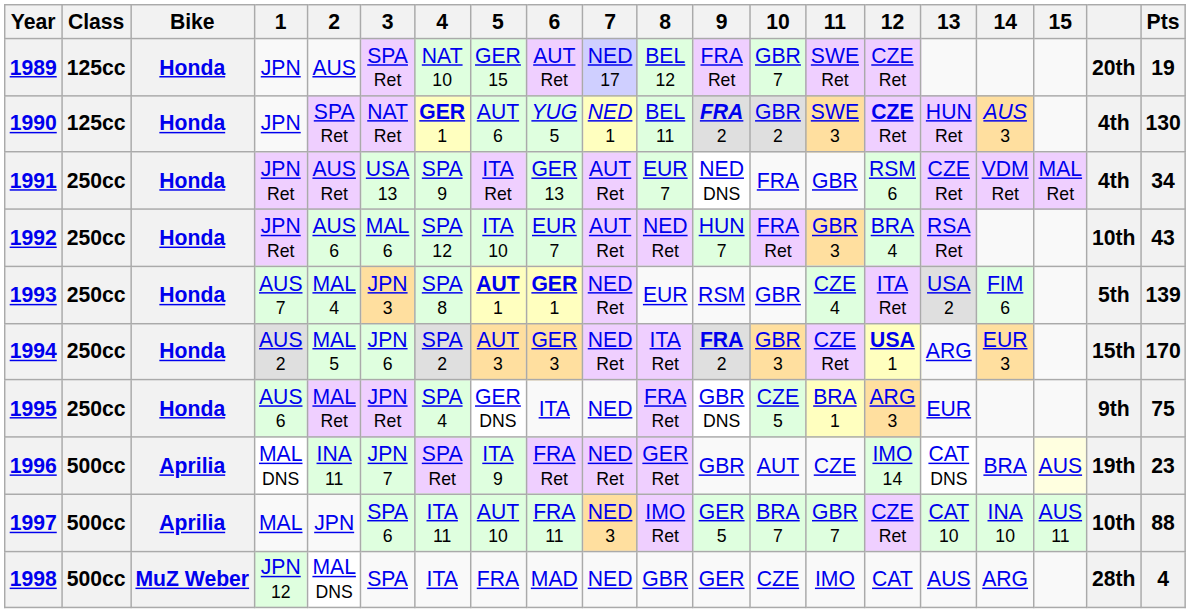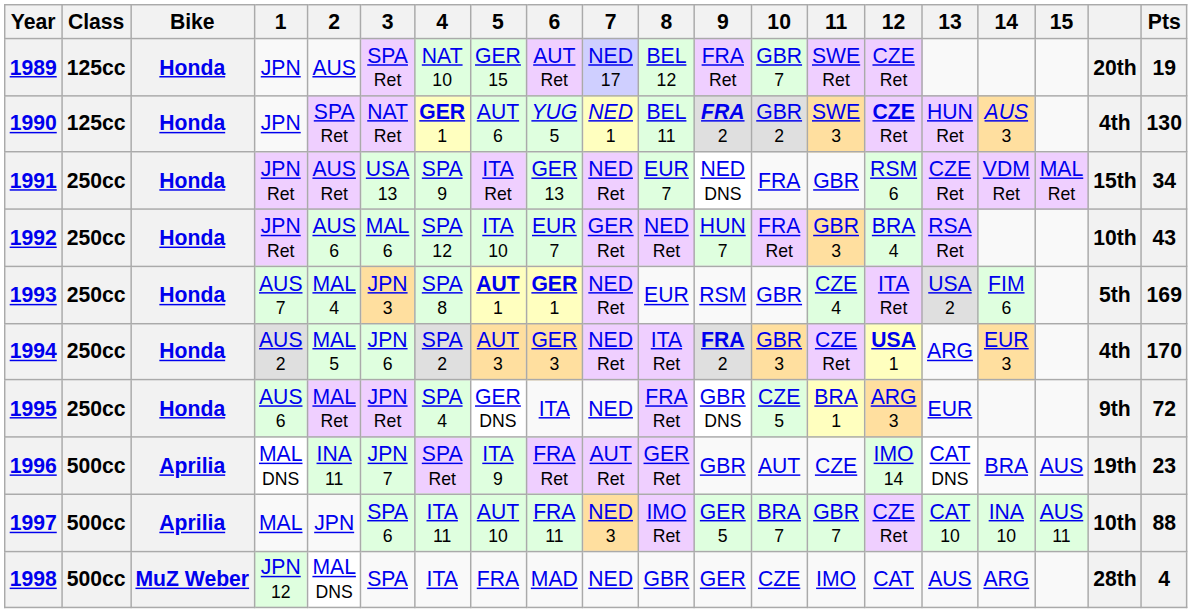(610, 181) AUT Ret -> (611, 181) NED Ret
(1114, 181) 4th -> (1115, 181) 15th
(610, 238) AUT Ret -> (611, 238) GER Ret
(1163, 295) 139 -> (1164, 295) 169
(1114, 352) 15th -> (1115, 352) 4th
(1163, 409) 75 -> (1164, 409) 72
(610, 466) NED Ret -> (611, 466) AUT Ret
(1060, 466) lightyellow background -> (1062, 466) no background
